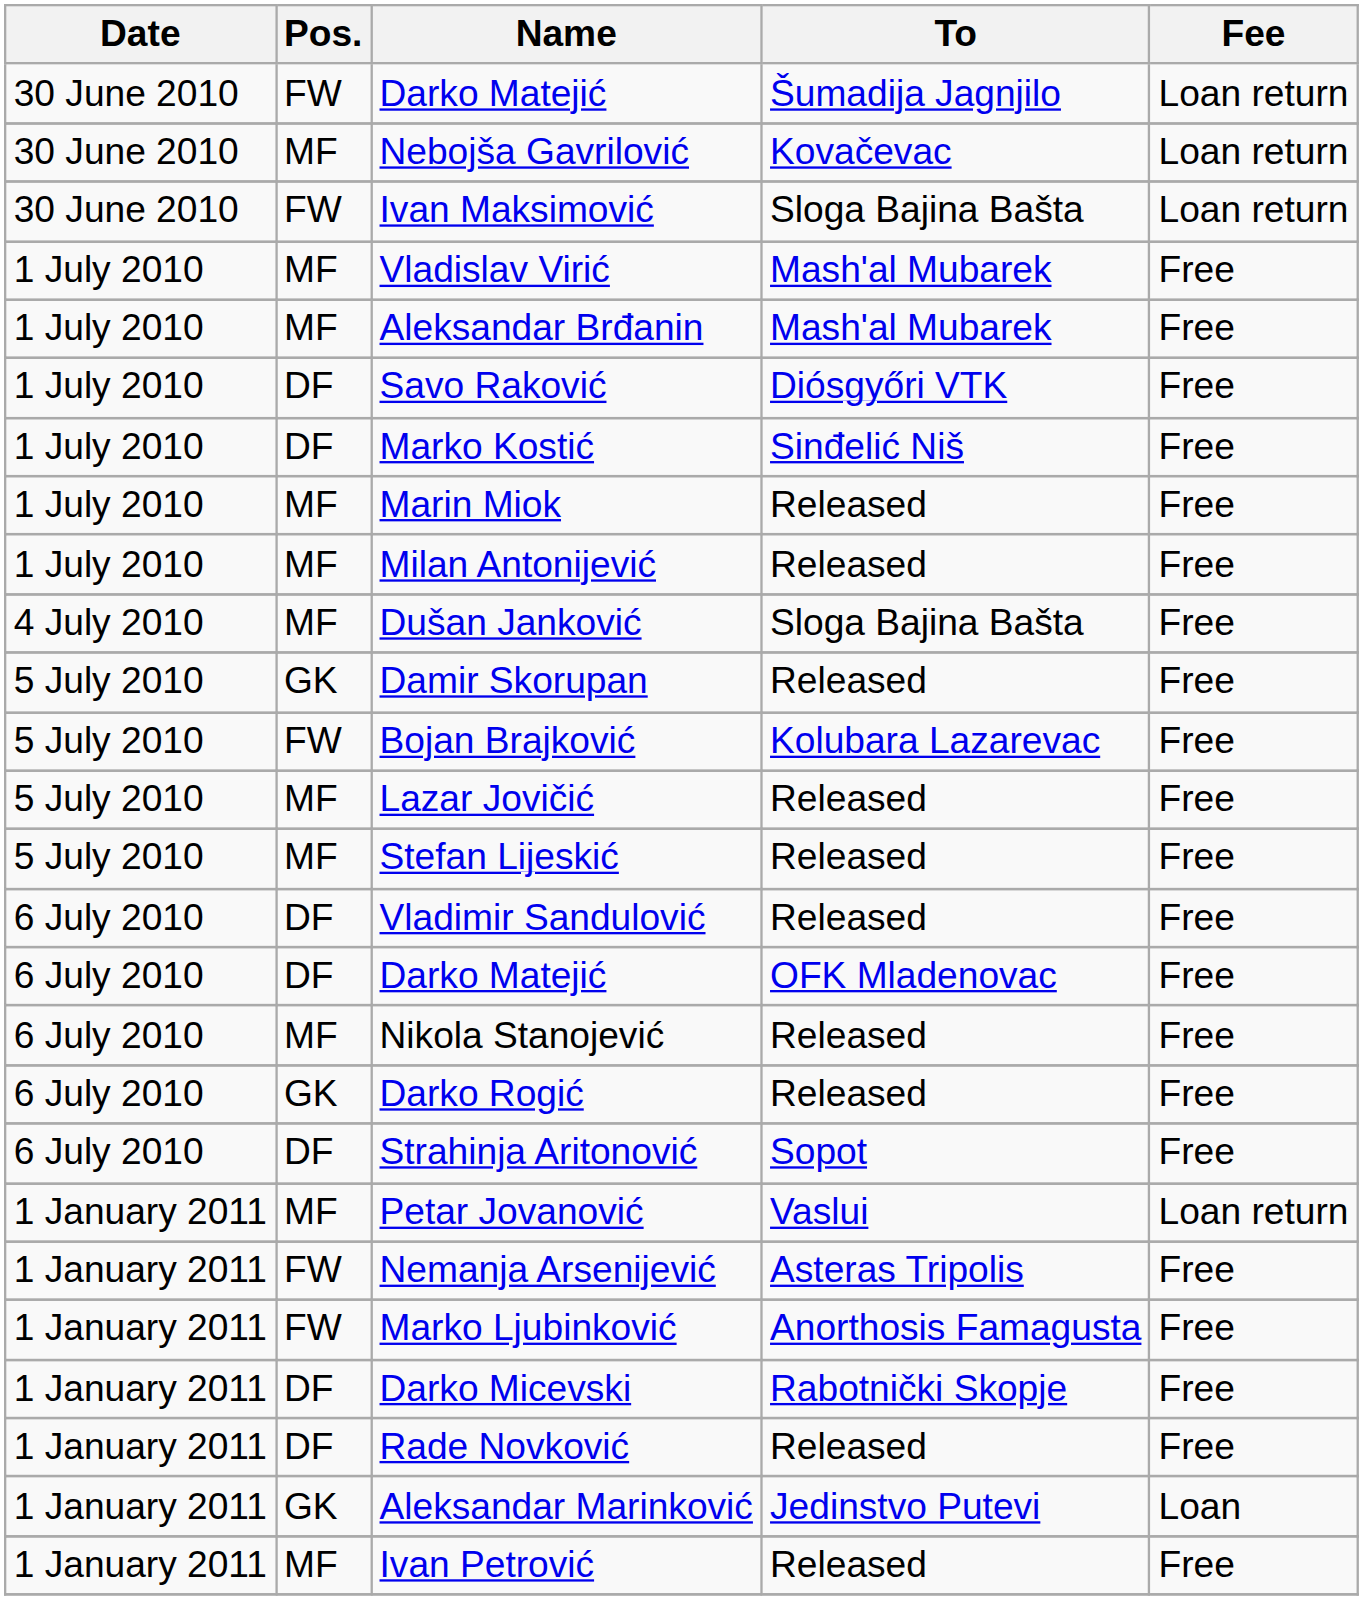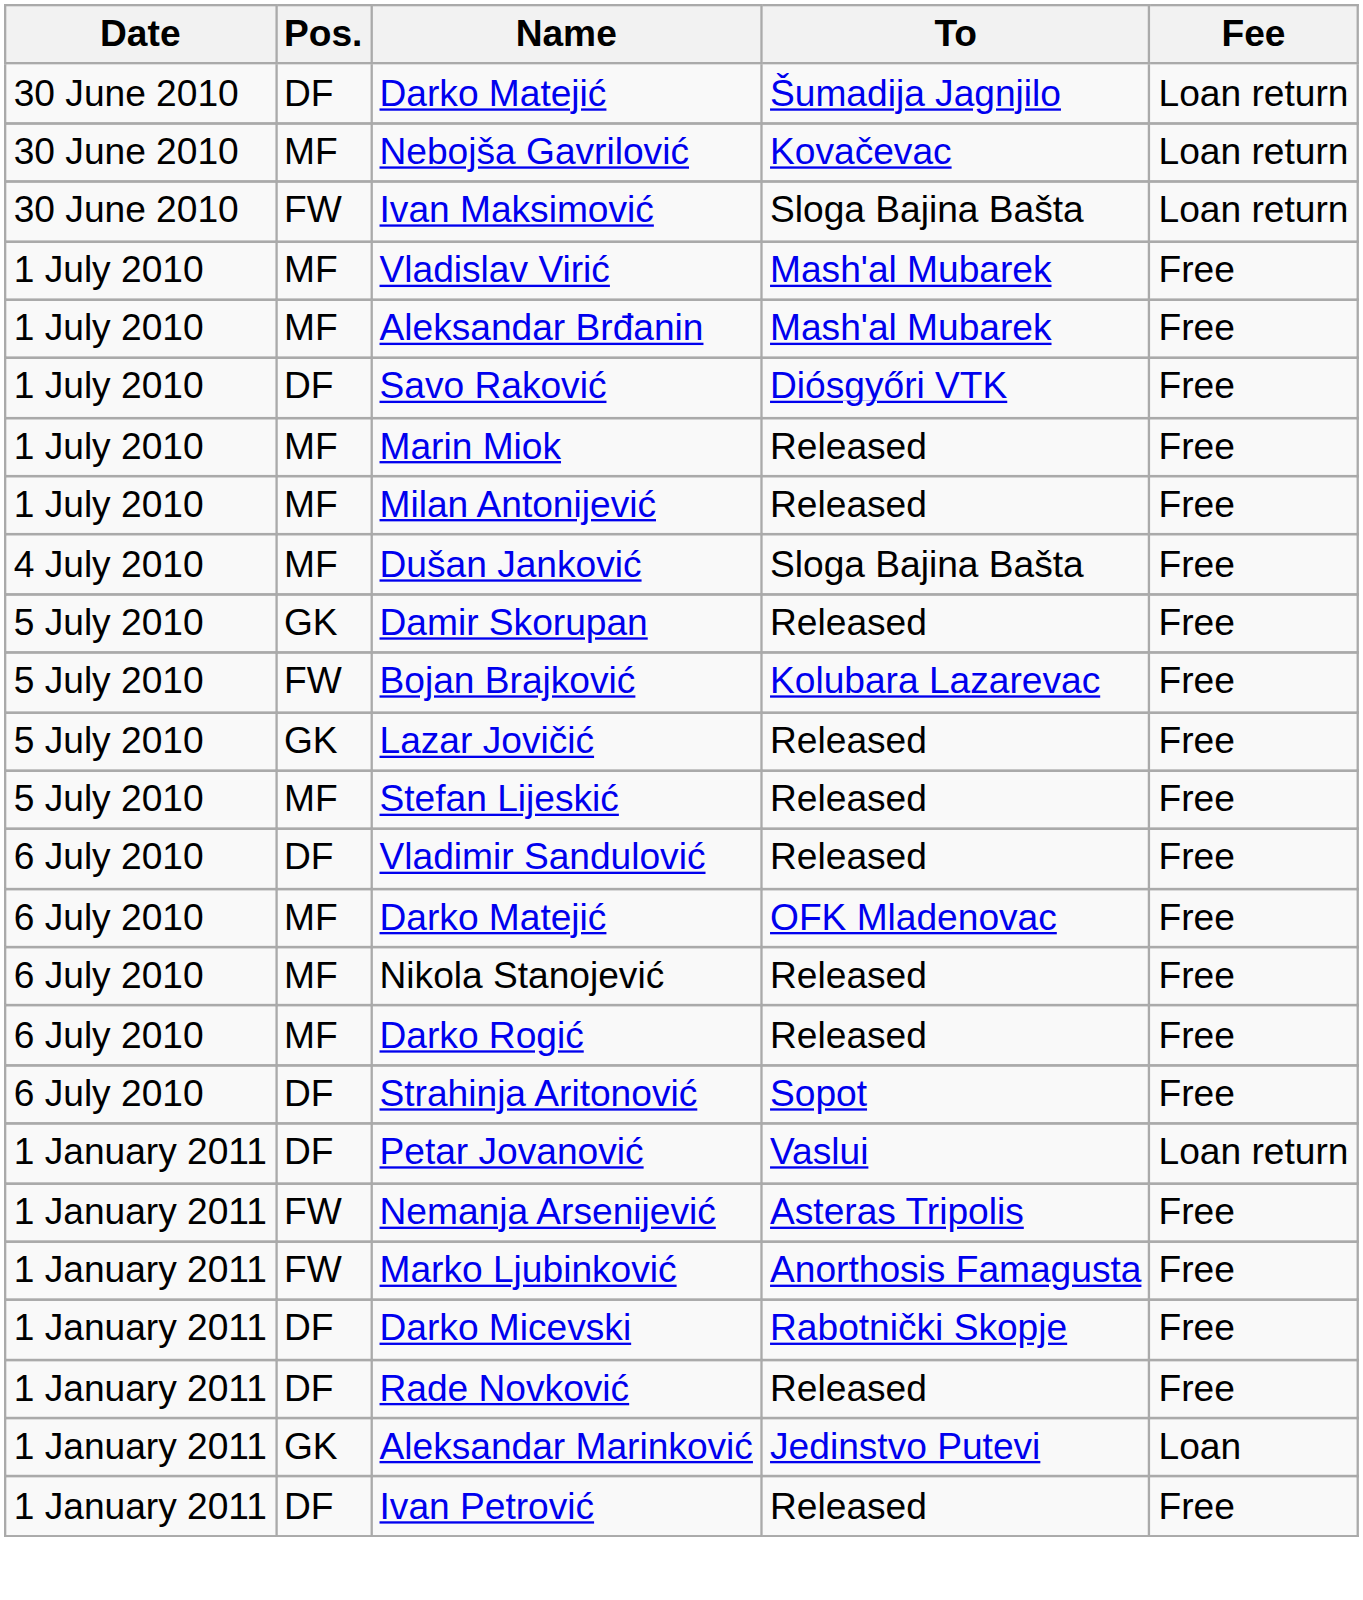(313, 92) FW -> (309, 92) DF
- row: (487, 446)
(311, 799) MF -> (311, 740) GK
(309, 975) DF -> (311, 916) MF
(311, 1093) GK -> (311, 1034) MF
(311, 1211) MF -> (309, 1152) DF
(311, 1564) MF -> (309, 1505) DF
